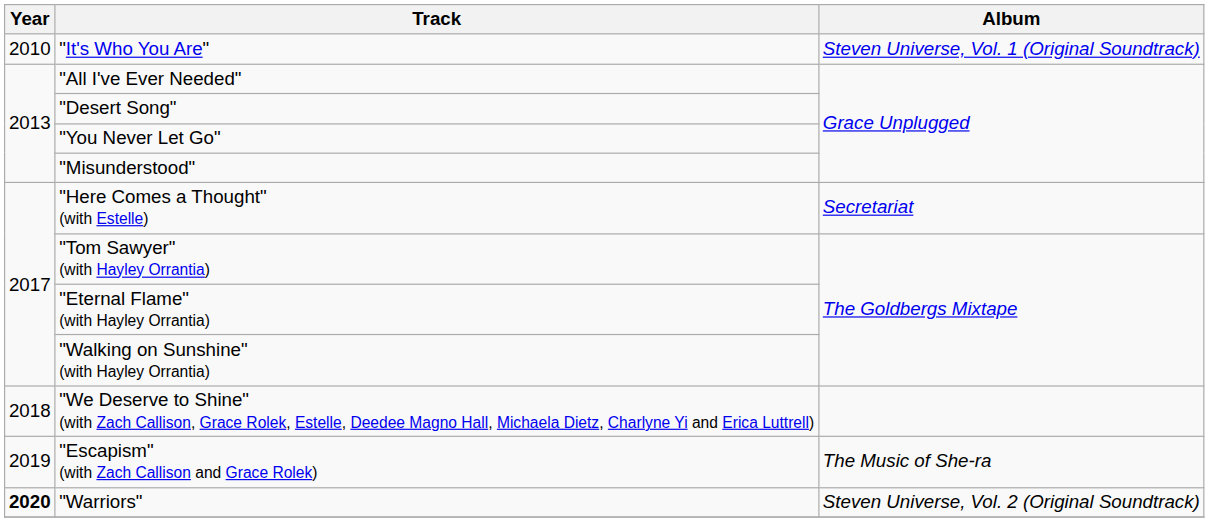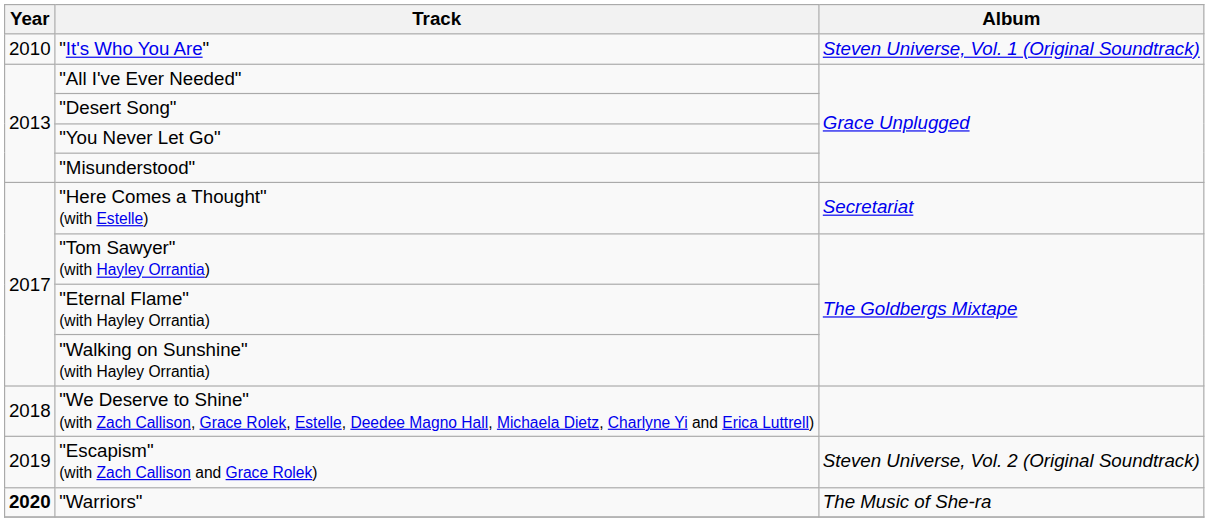(907, 461) The Music of She-ra -> (1011, 461) Steven Universe, Vol. 2 (Original Soundtrack)
(1011, 501) Steven Universe, Vol. 2 (Original Soundtrack) -> (907, 501) The Music of She-ra
